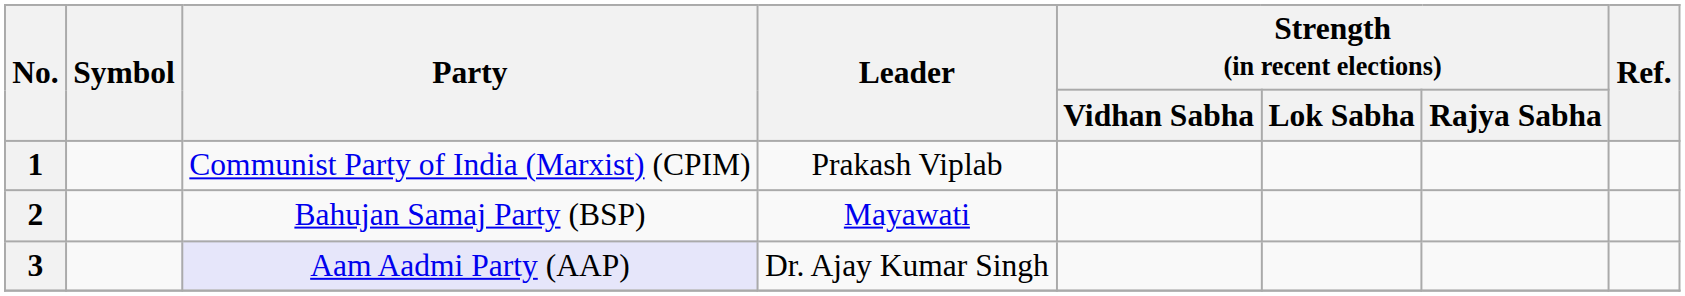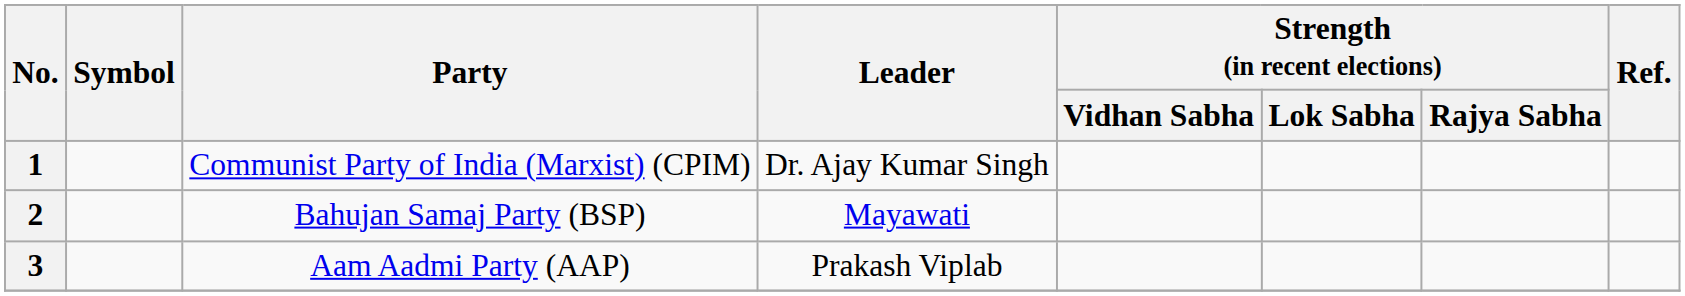(907, 164) Prakash Viplab -> (907, 164) Dr. Ajay Kumar Singh
(470, 264) lavender background -> (470, 264) no background
(907, 264) Dr. Ajay Kumar Singh -> (907, 264) Prakash Viplab
